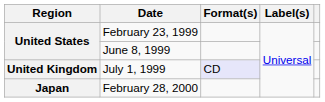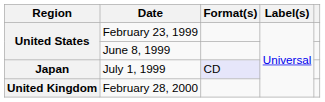(52, 69) United Kingdom -> (52, 69) Japan
(52, 87) Japan -> (52, 87) United Kingdom
